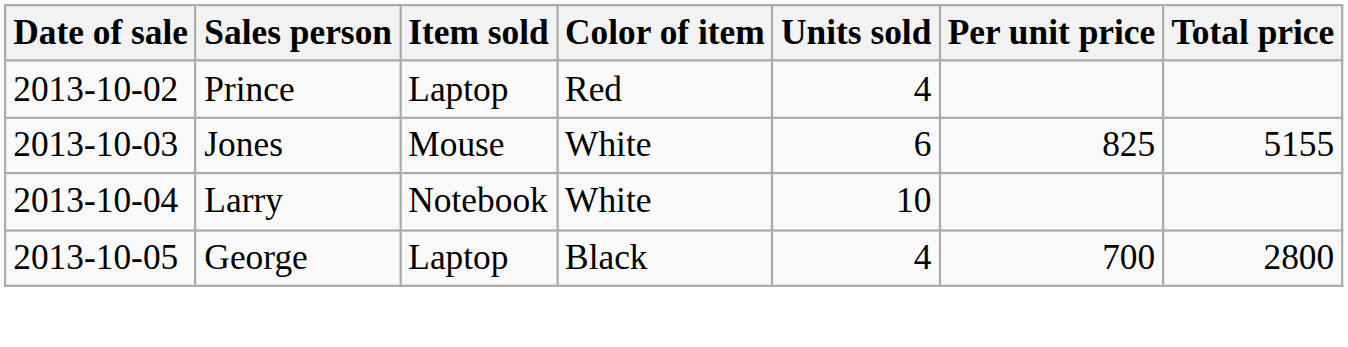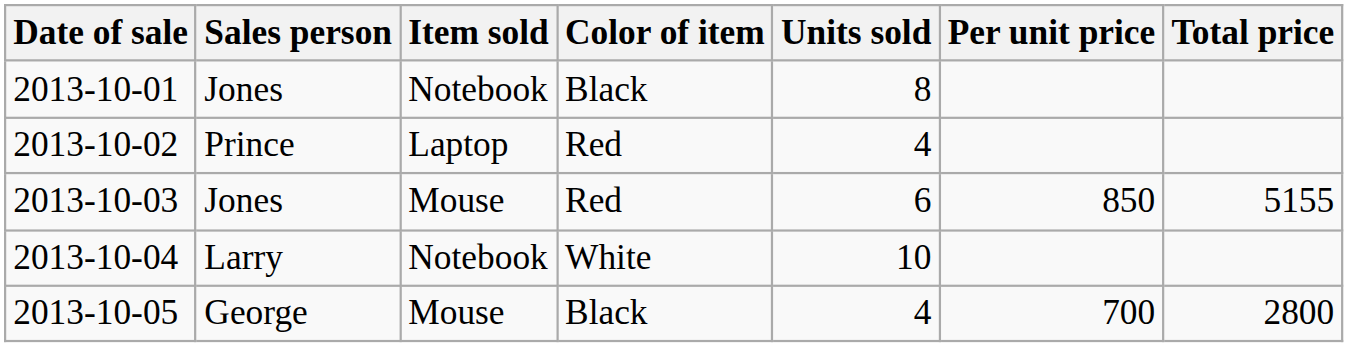+ row: (96, 88)
(608, 144) White -> (594, 200) Red
(1129, 144) 825 -> (1129, 200) 850
(458, 256) Laptop -> (456, 312) Mouse
